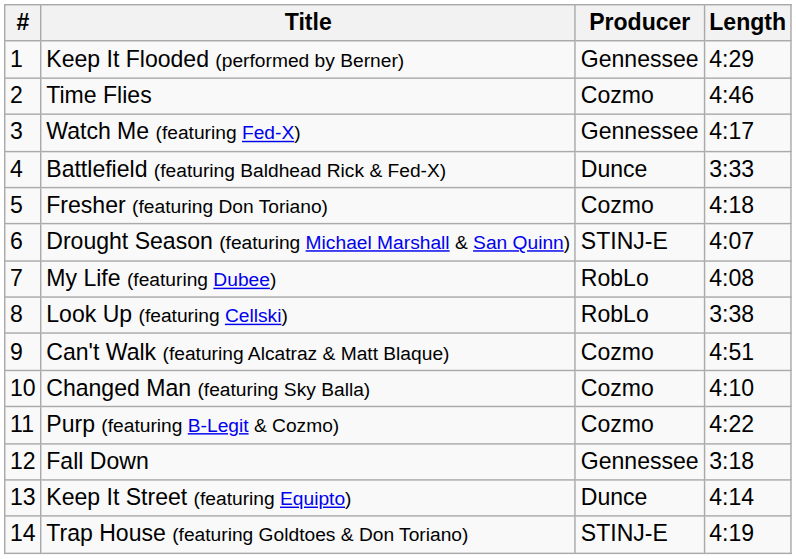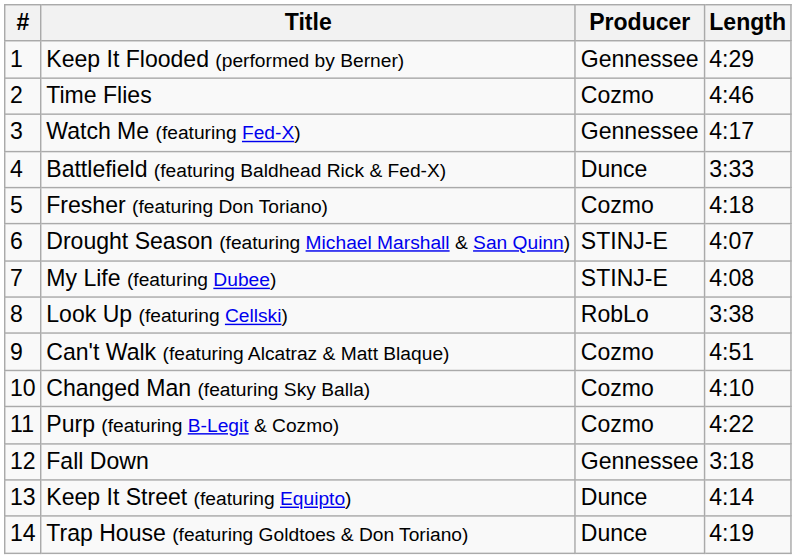(615, 278) RobLo -> (624, 278) STINJ-E
(624, 534) STINJ-E -> (614, 534) Dunce
